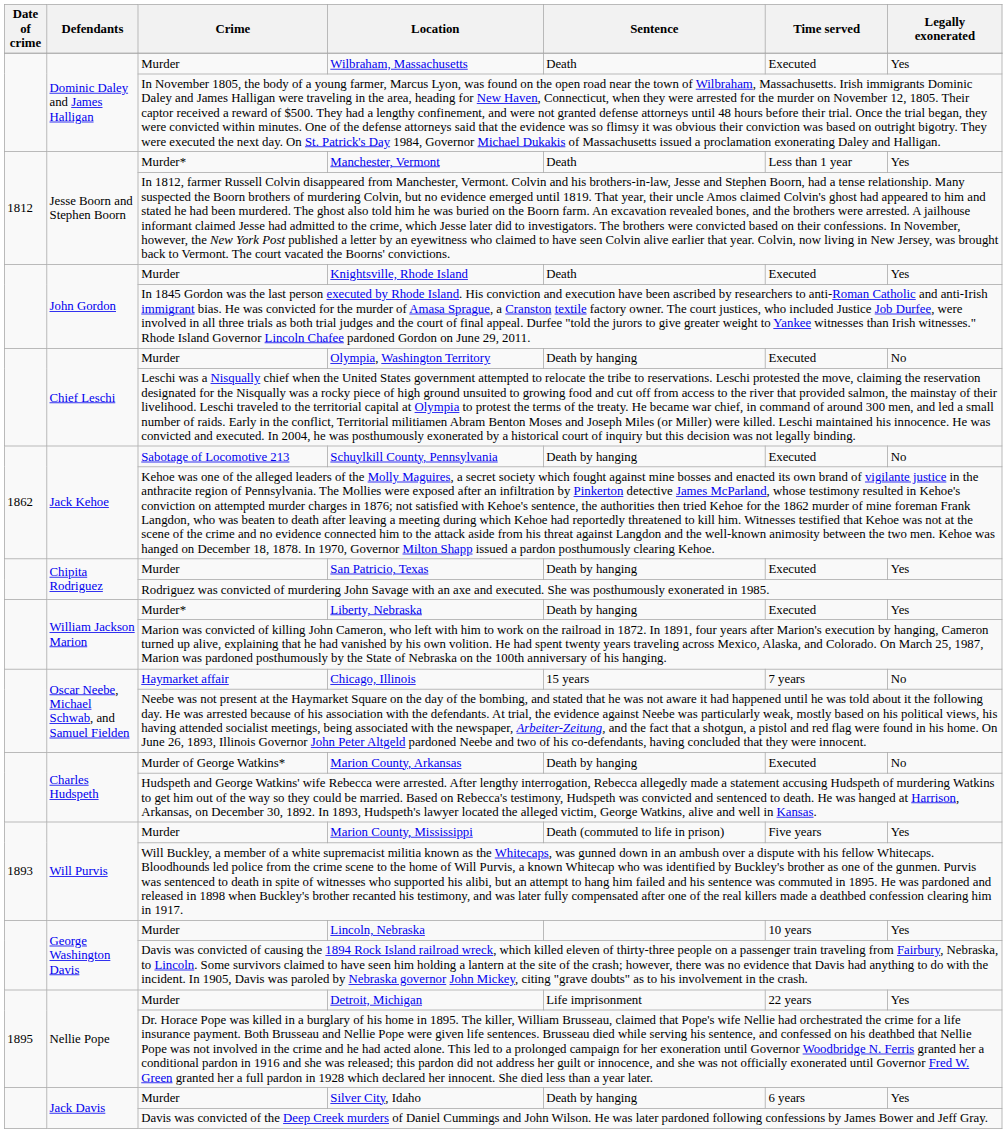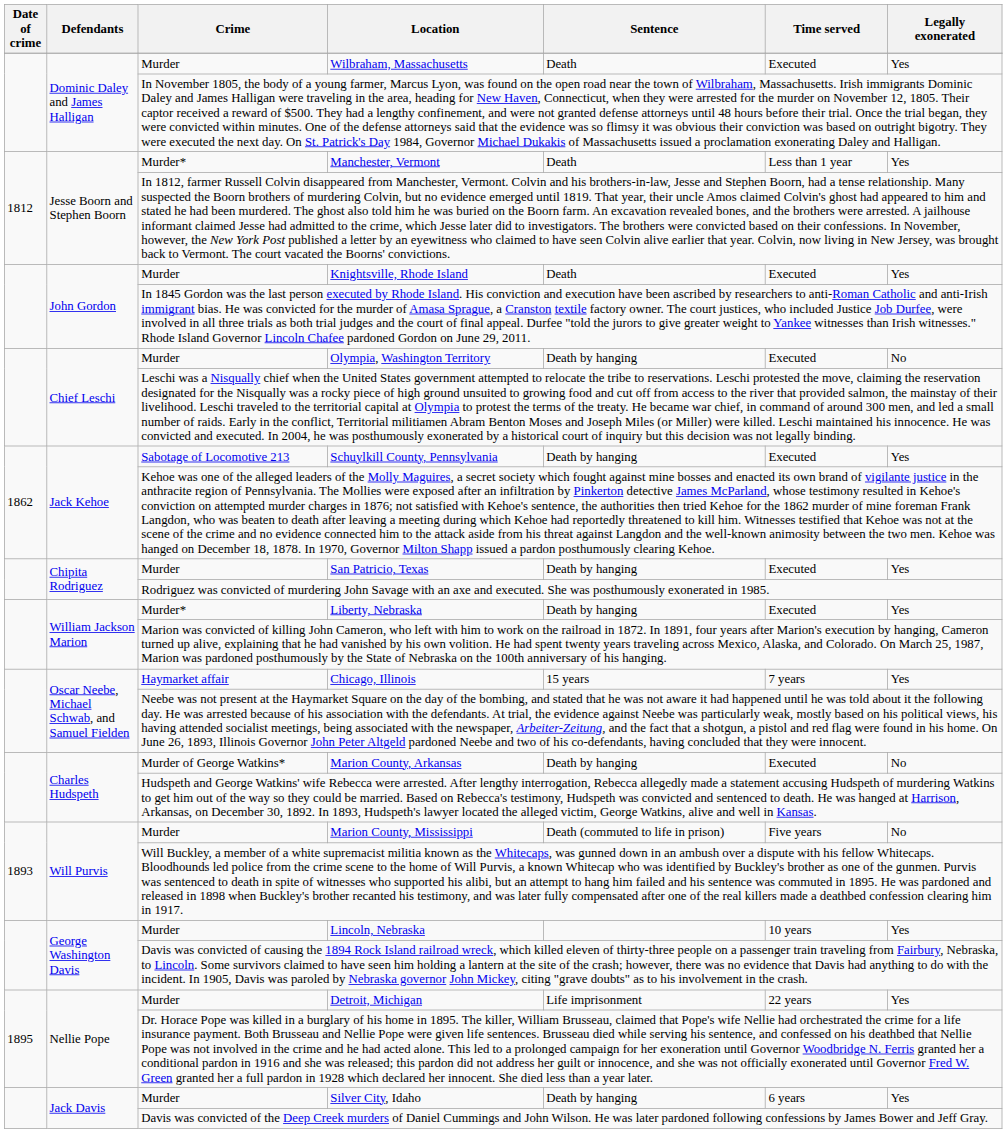(899, 456) No -> (900, 456) Yes
(899, 679) No -> (900, 679) Yes
(900, 832) Yes -> (899, 832) No
